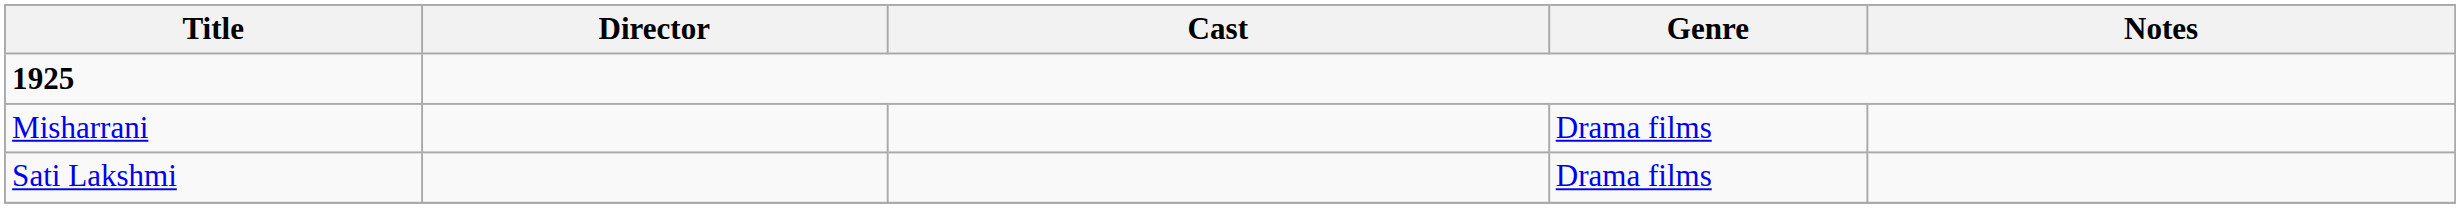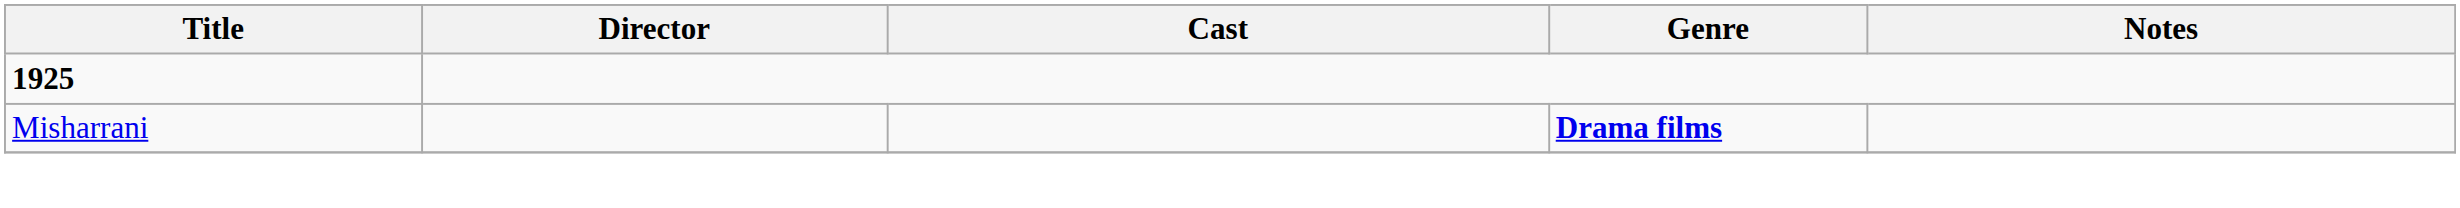(1634, 127) normal -> (1639, 127) bold
- row: (94, 176)
